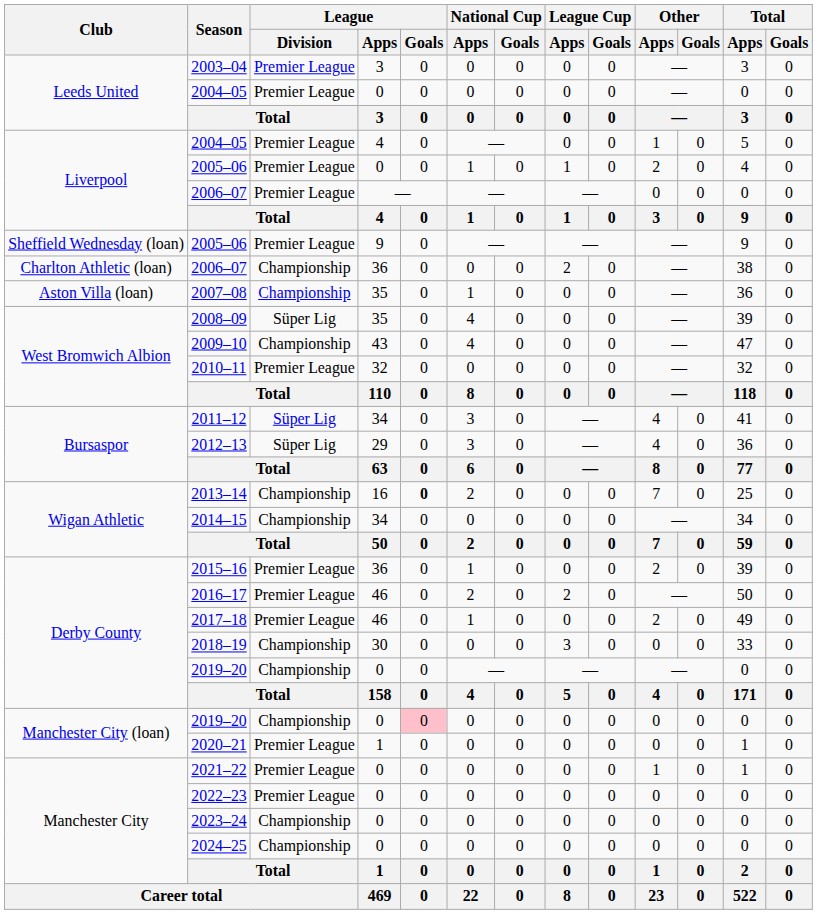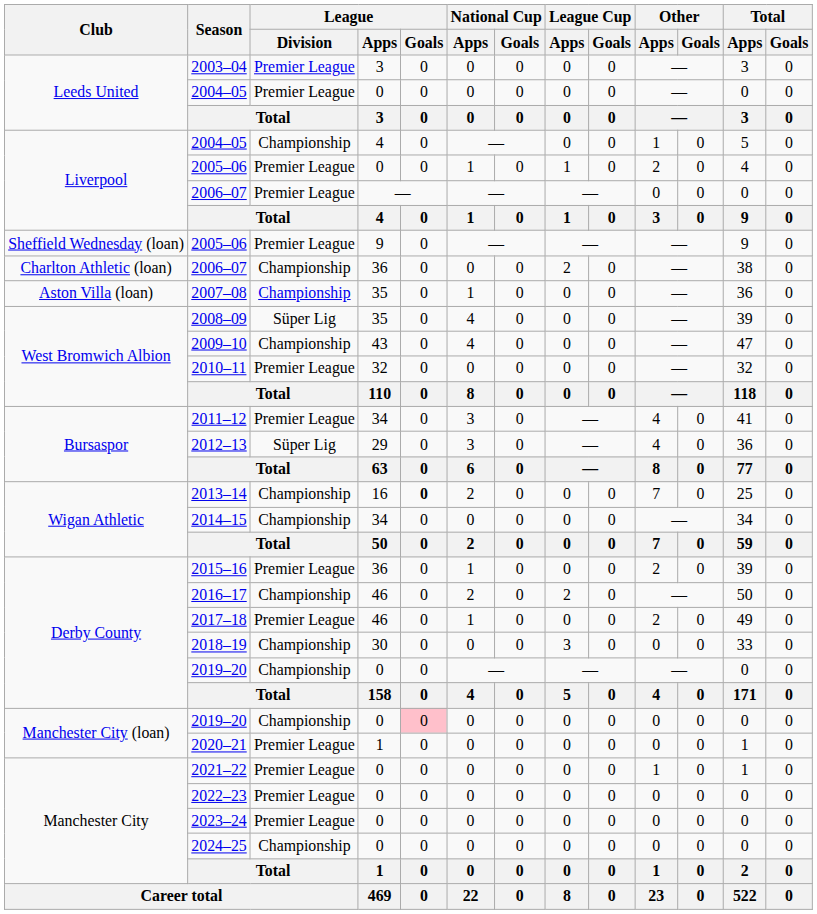(304, 142) Premier League -> (304, 142) Championship
(304, 419) Süper Lig -> (304, 419) Premier League
(304, 594) Premier League -> (304, 594) Championship
(304, 820) Championship -> (304, 820) Premier League
